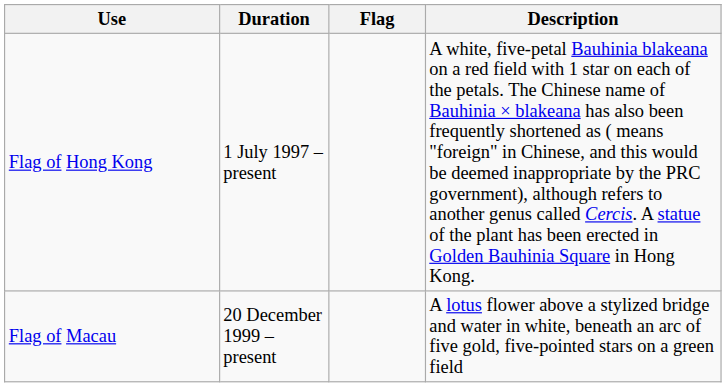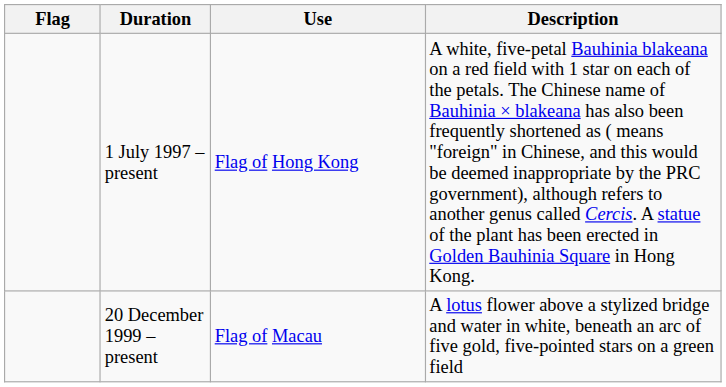columns swapped: (377, 19) <-> (112, 19)
